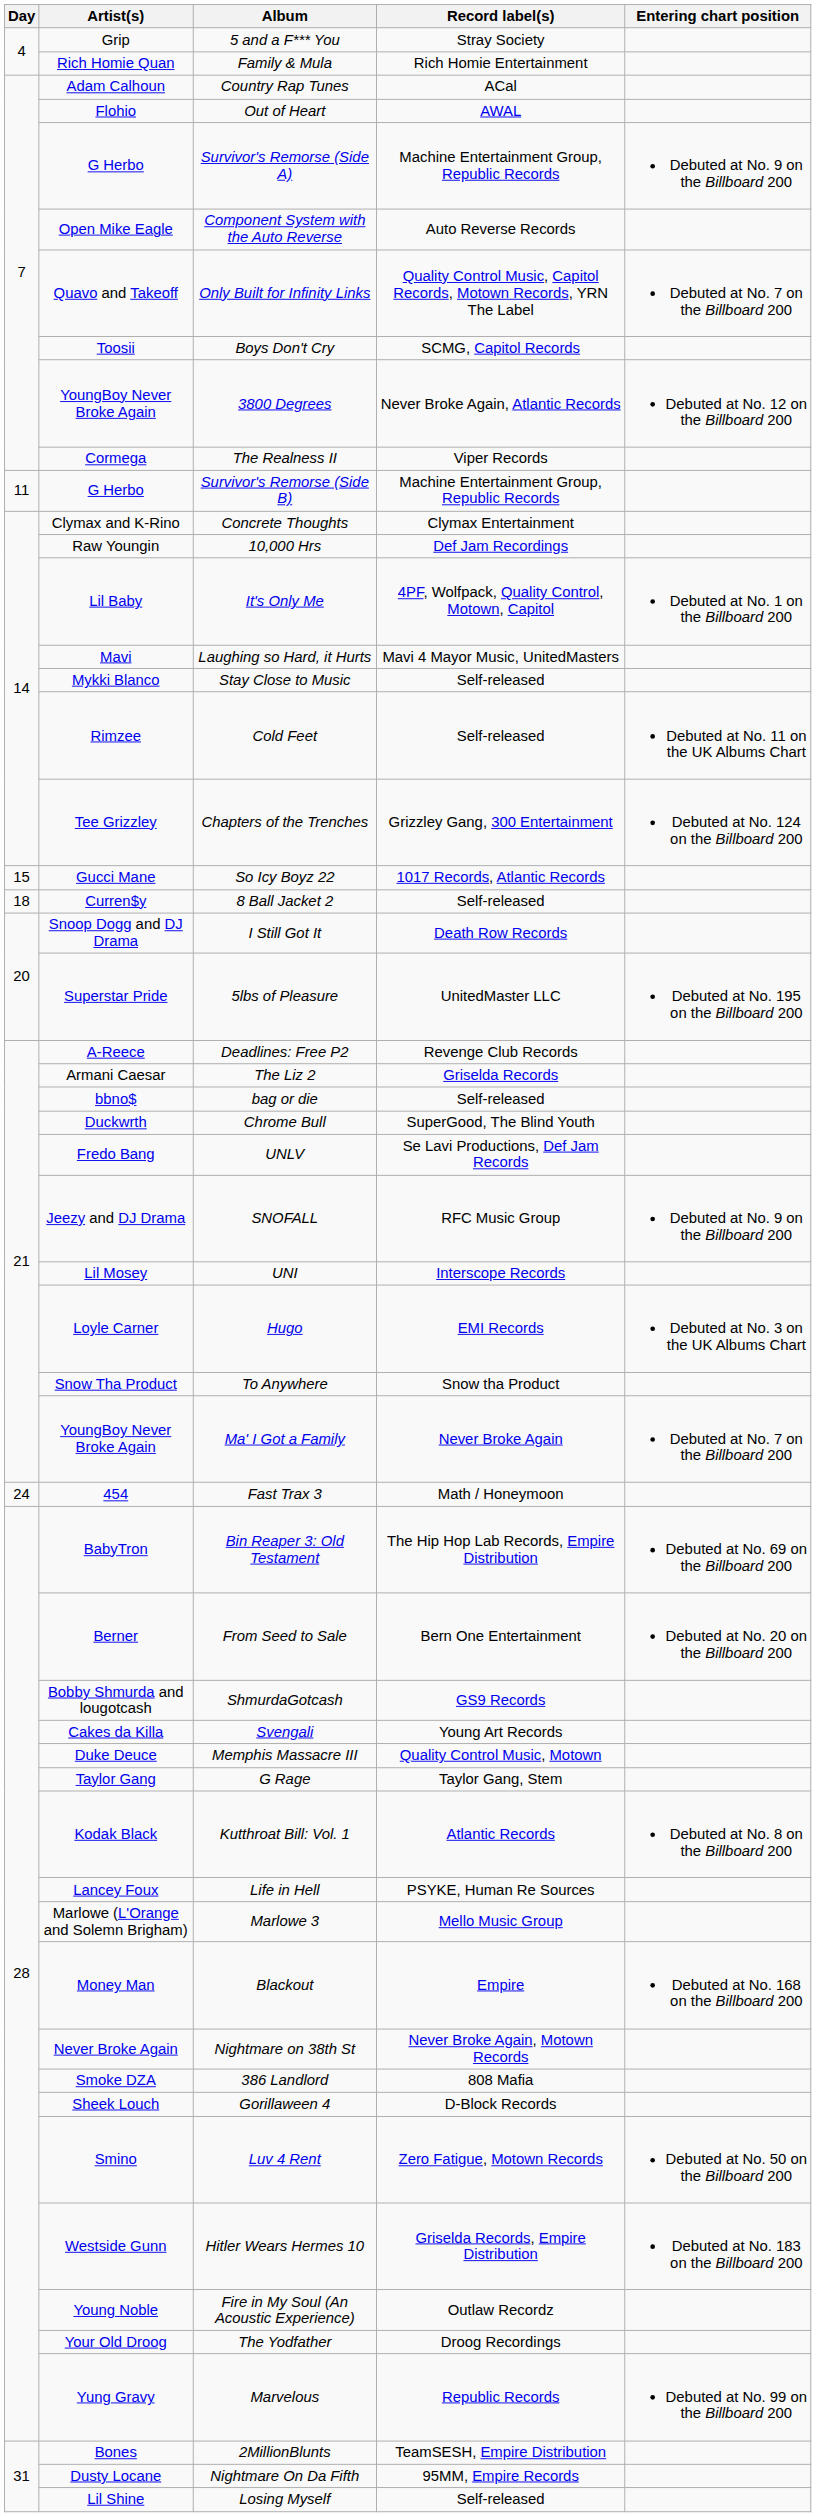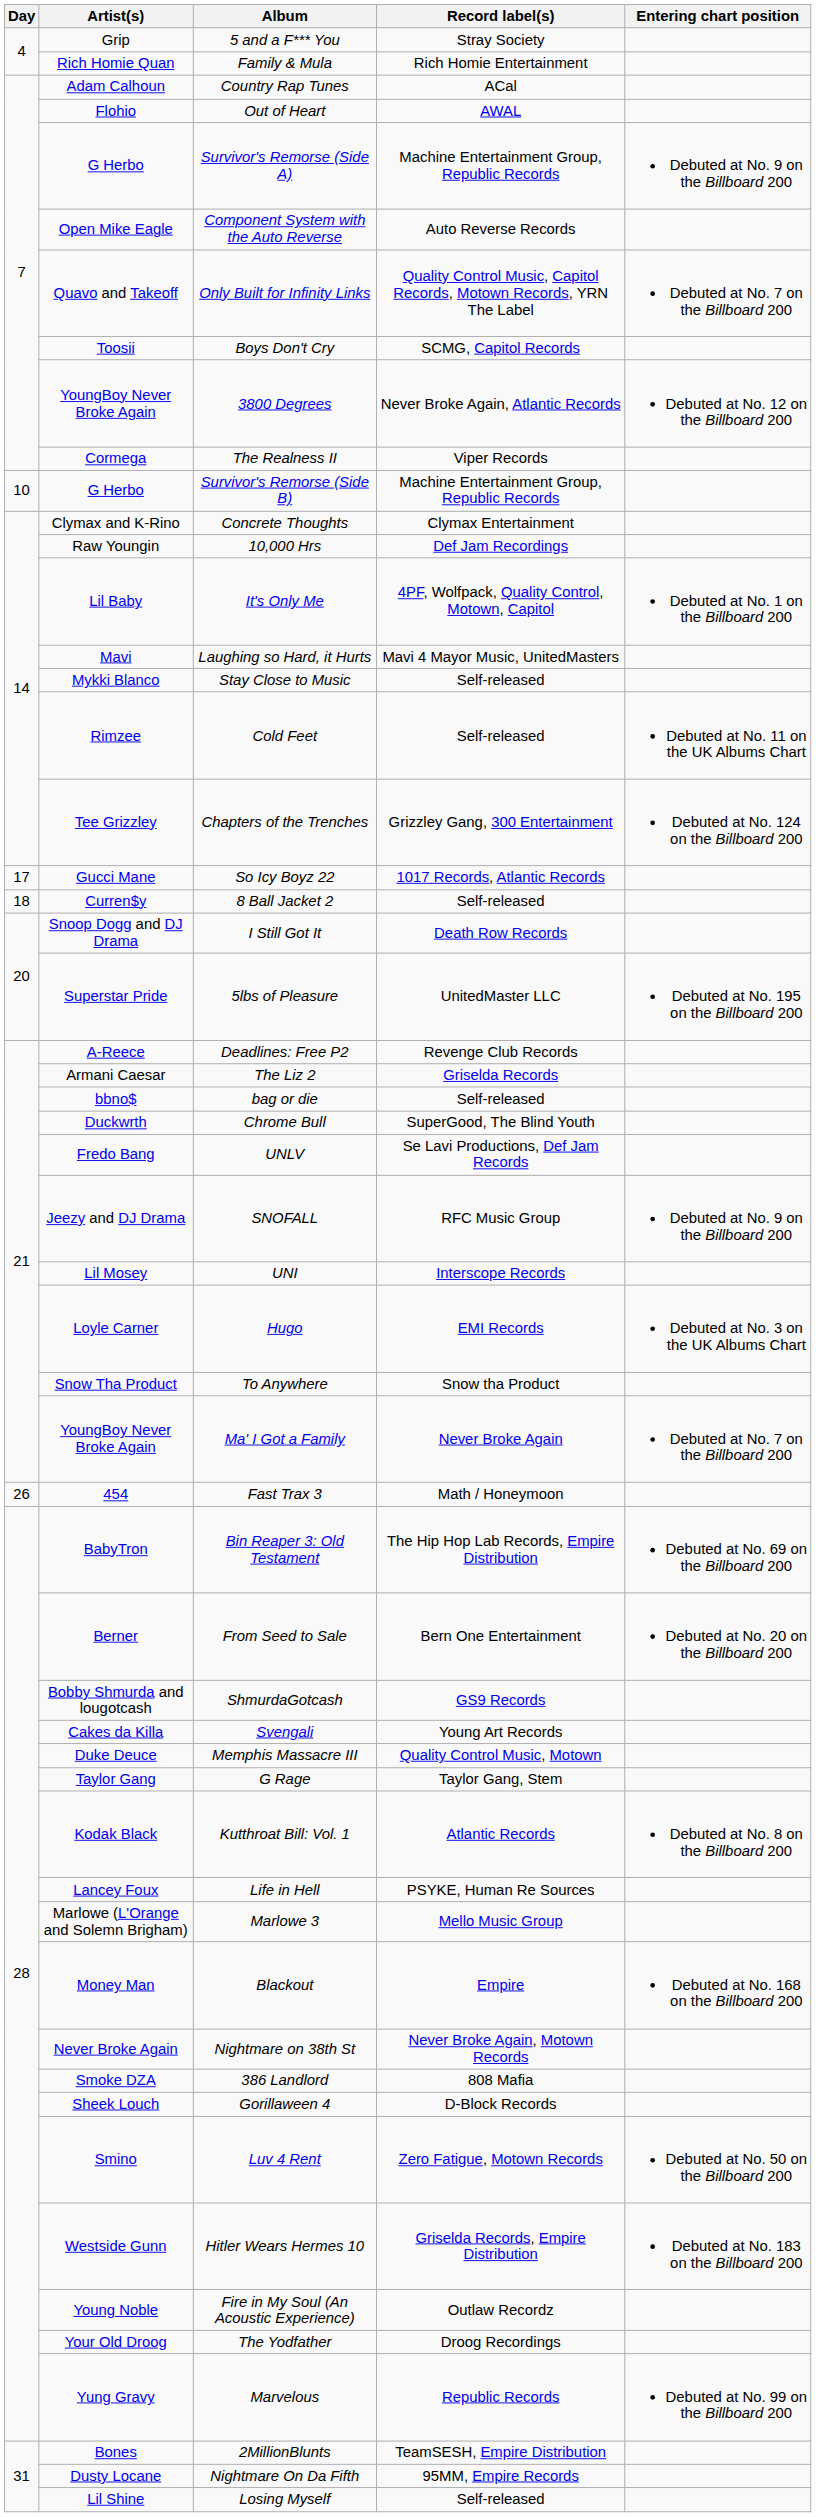(22, 490) 11 -> (22, 490) 10
(22, 877) 15 -> (22, 877) 17
(22, 1494) 24 -> (22, 1494) 26
